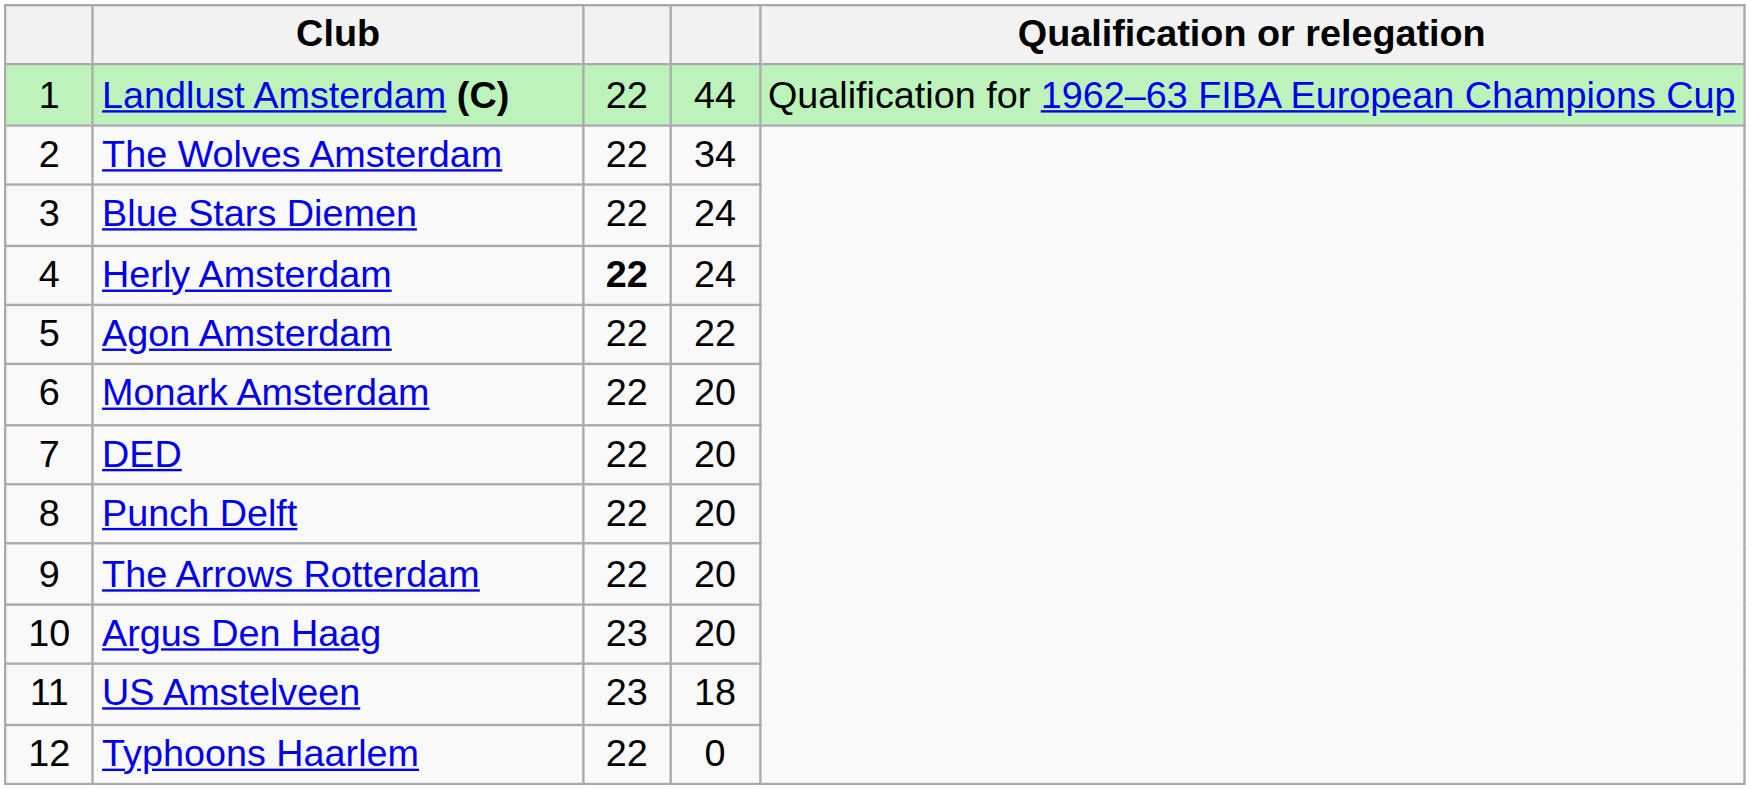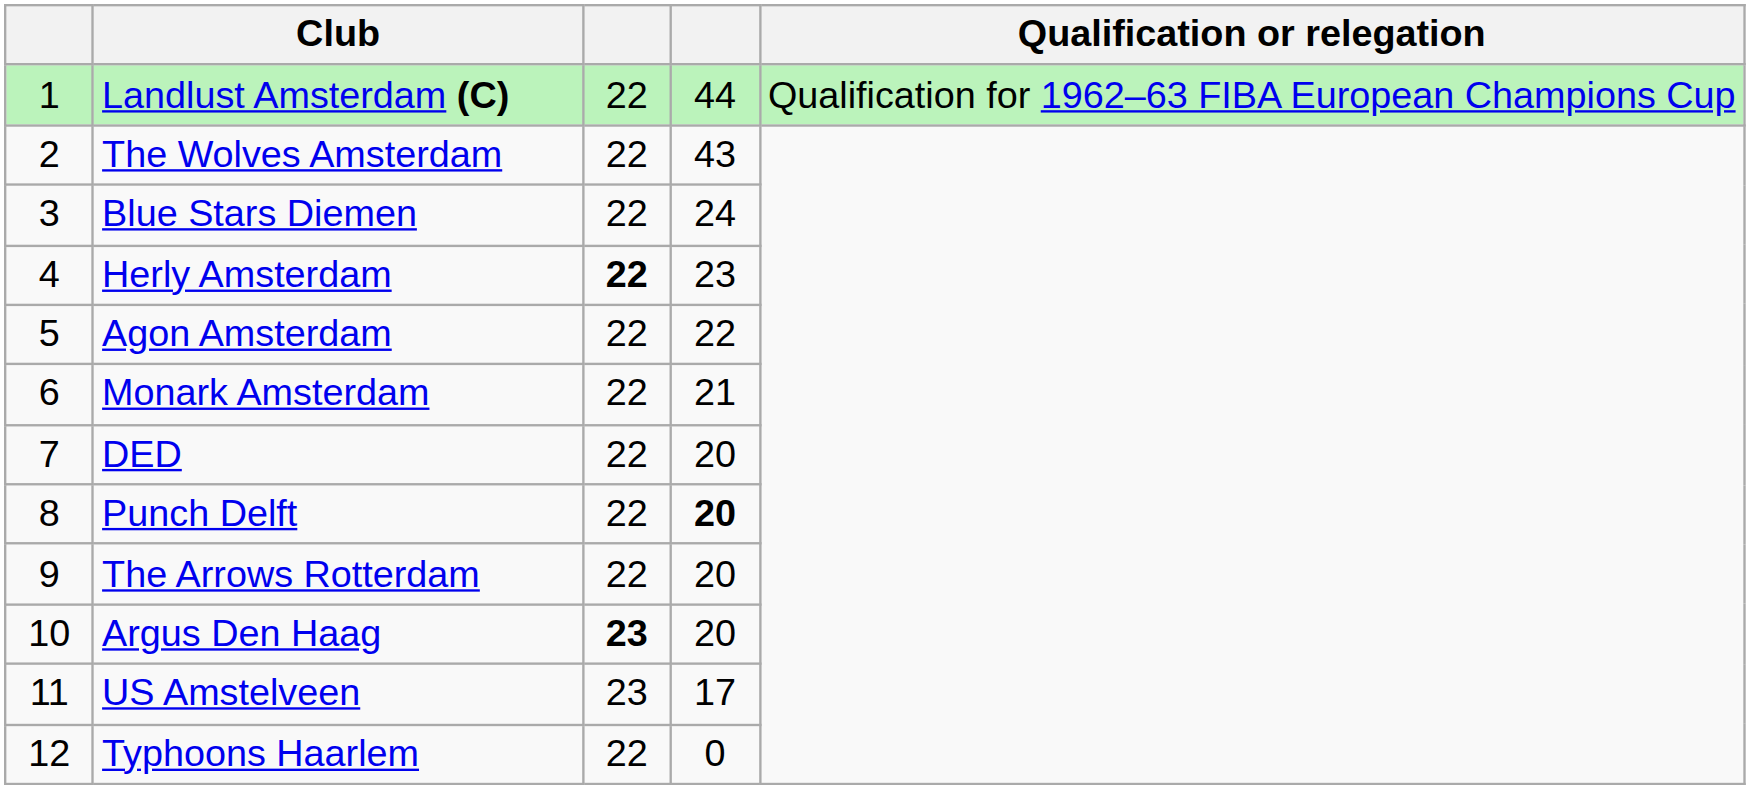(715, 154) 34 -> (715, 154) 43
(715, 273) 24 -> (715, 273) 23
(715, 393) 20 -> (715, 393) 21
(715, 513) normal -> (715, 513) bold
(627, 633) normal -> (627, 633) bold
(715, 693) 18 -> (715, 693) 17
